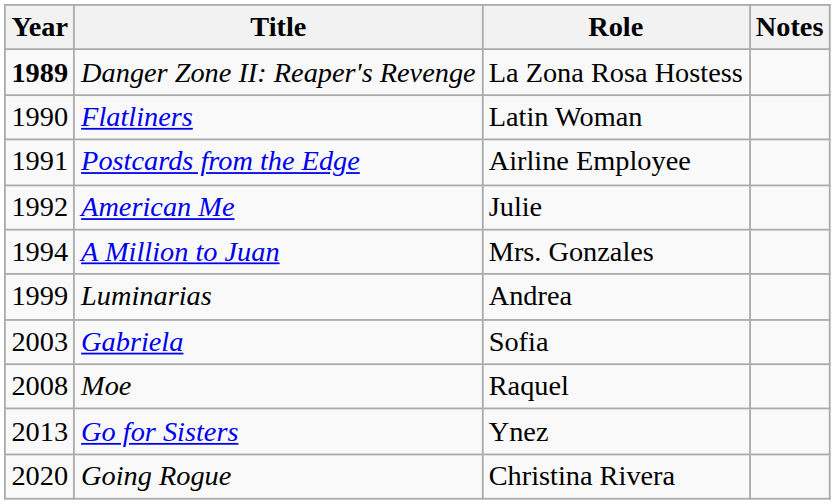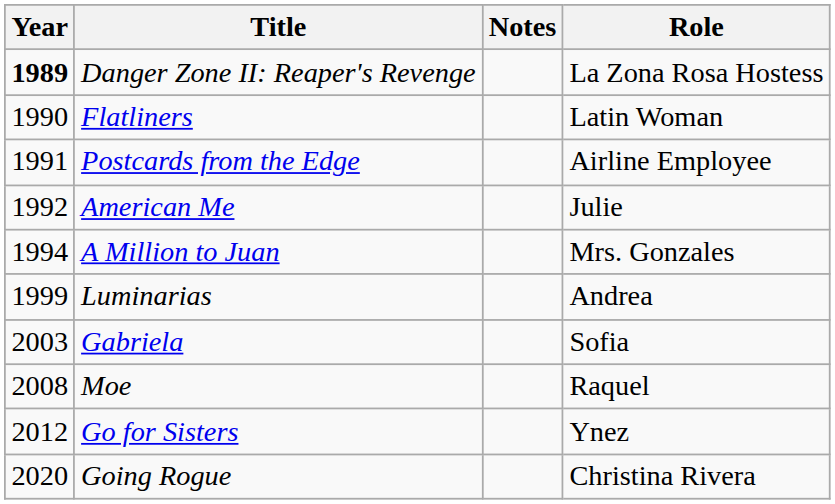columns swapped: (616, 26) <-> (790, 26)
(40, 431) 2013 -> (40, 431) 2012
